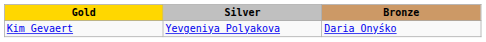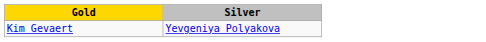- column: (401, 13)
